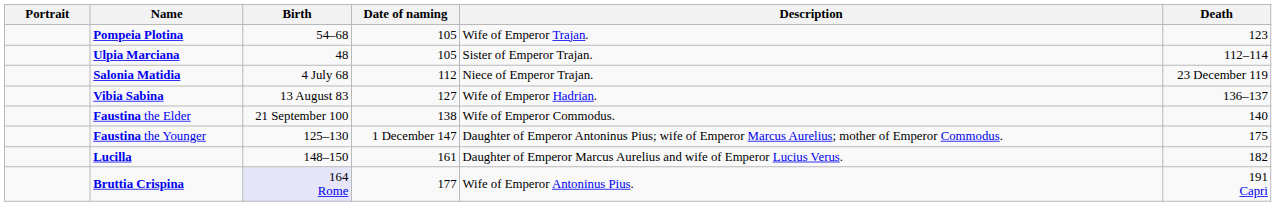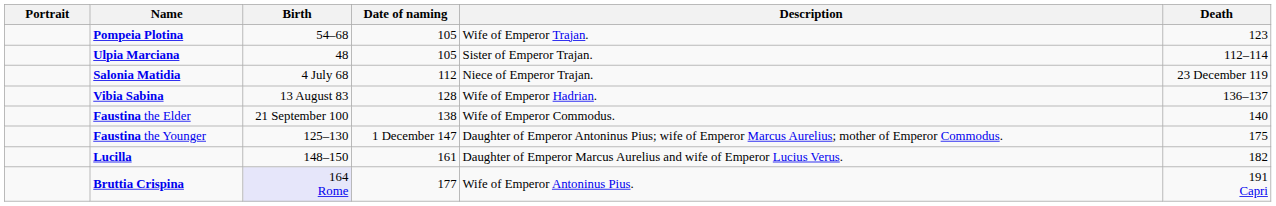(447, 95) 127 -> (447, 95) 128
